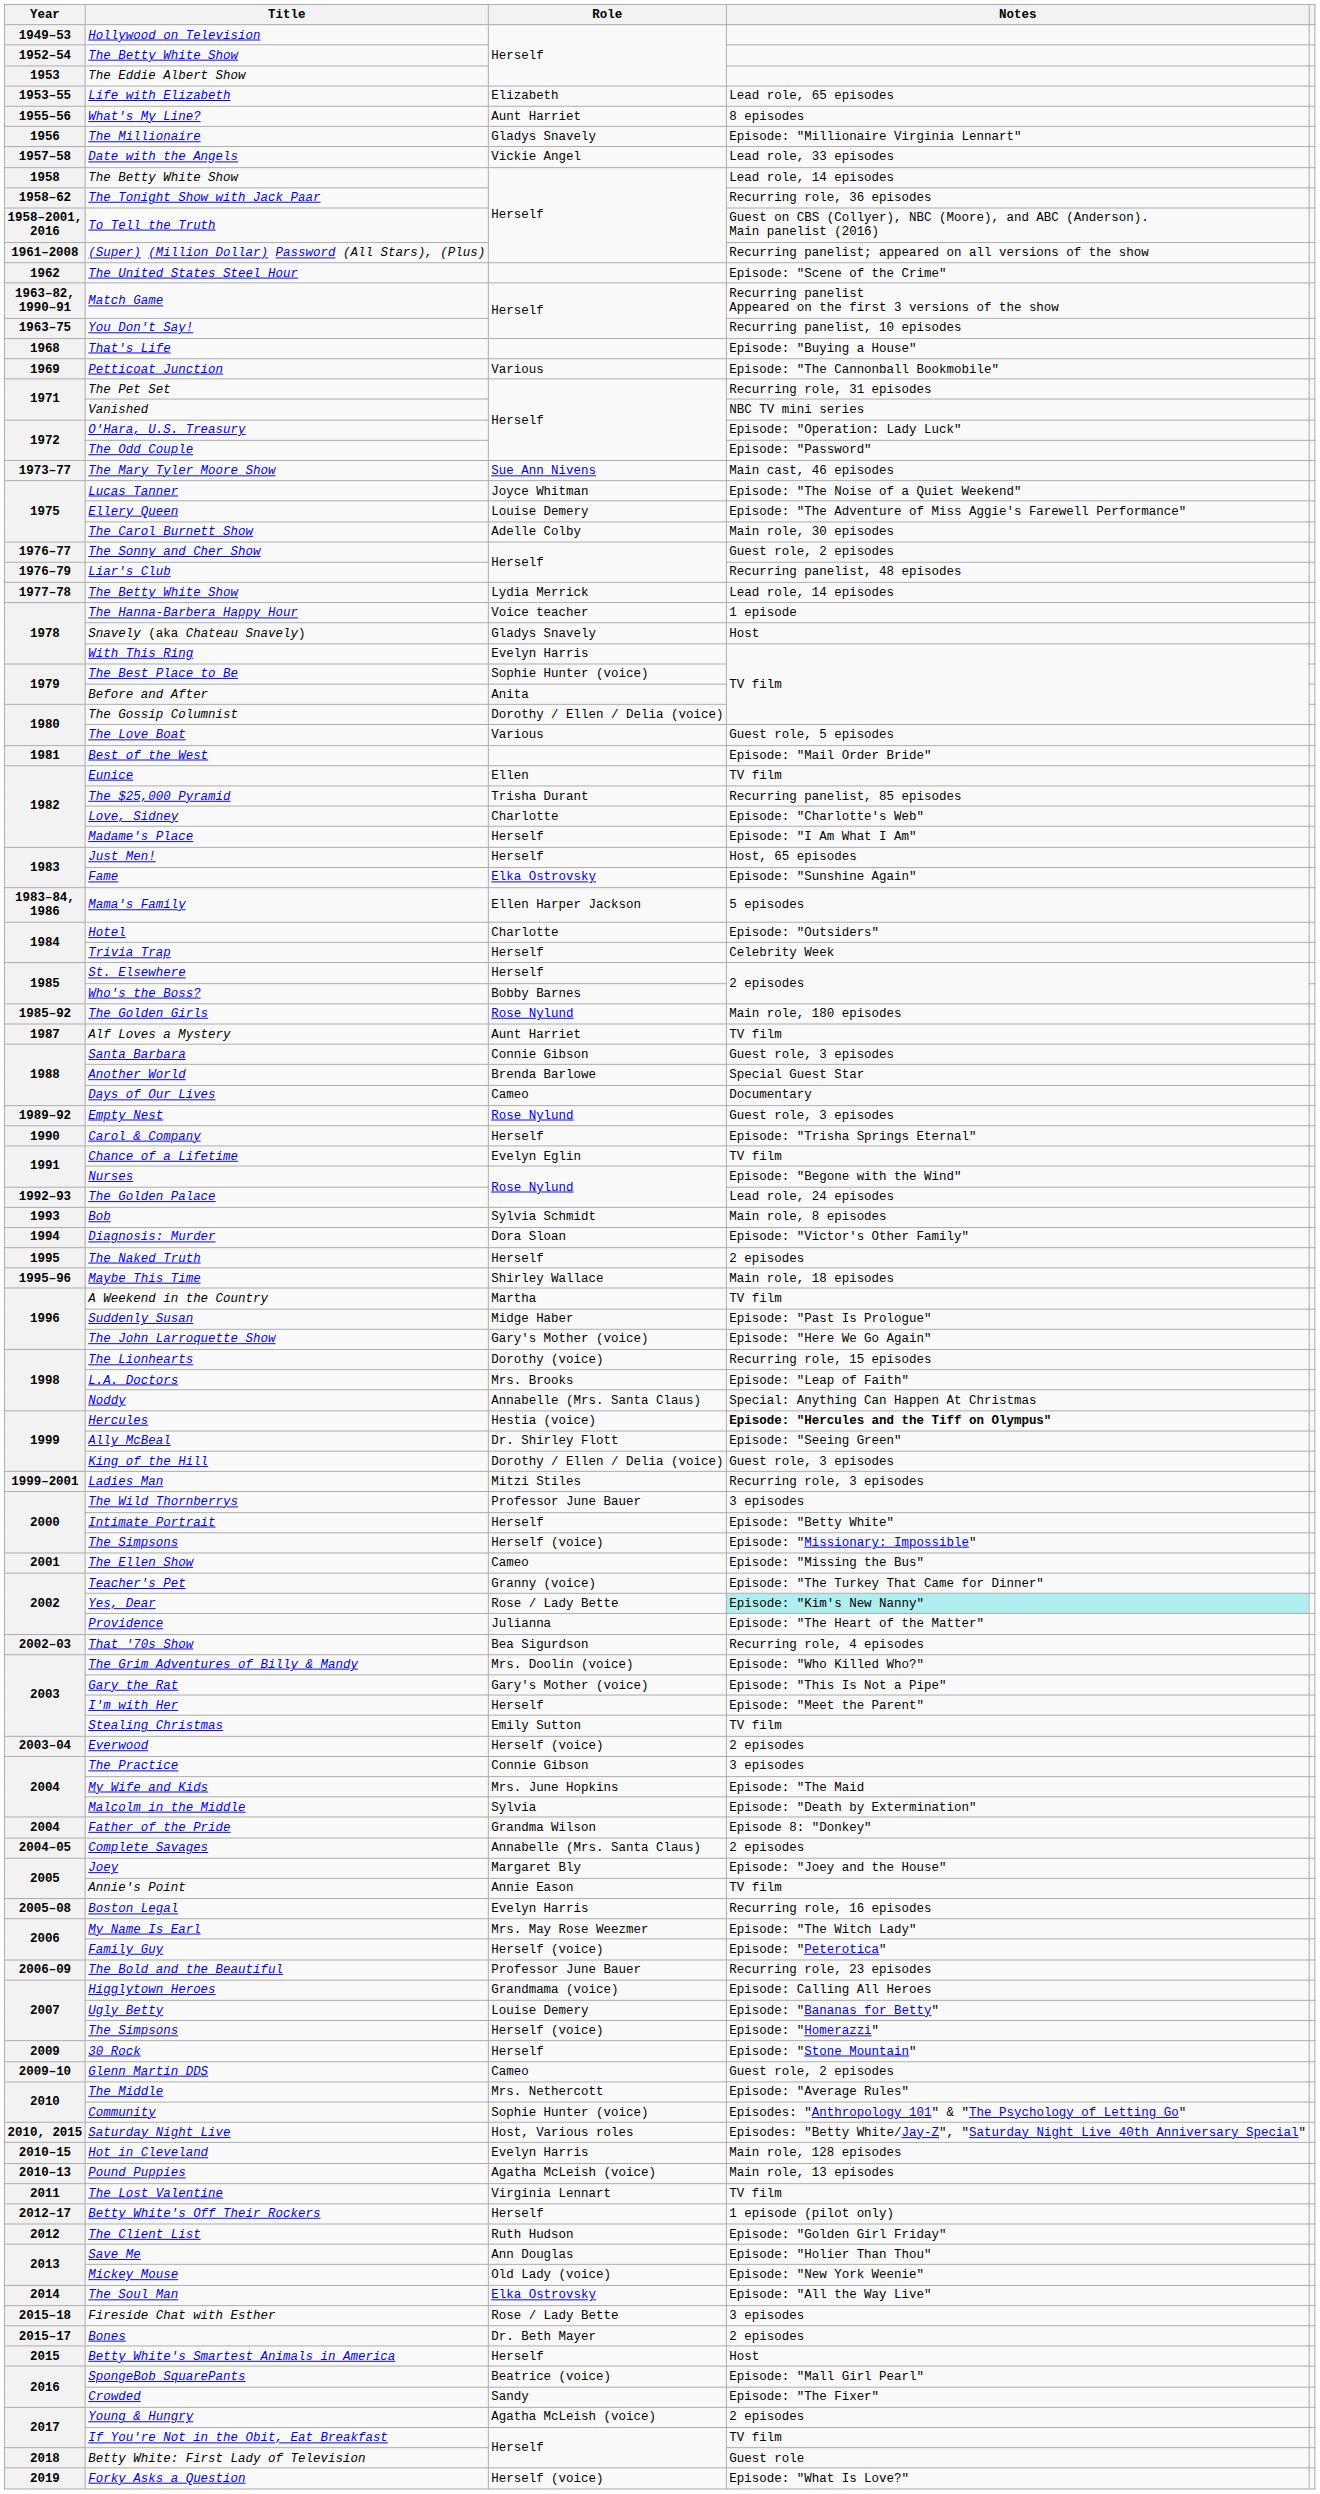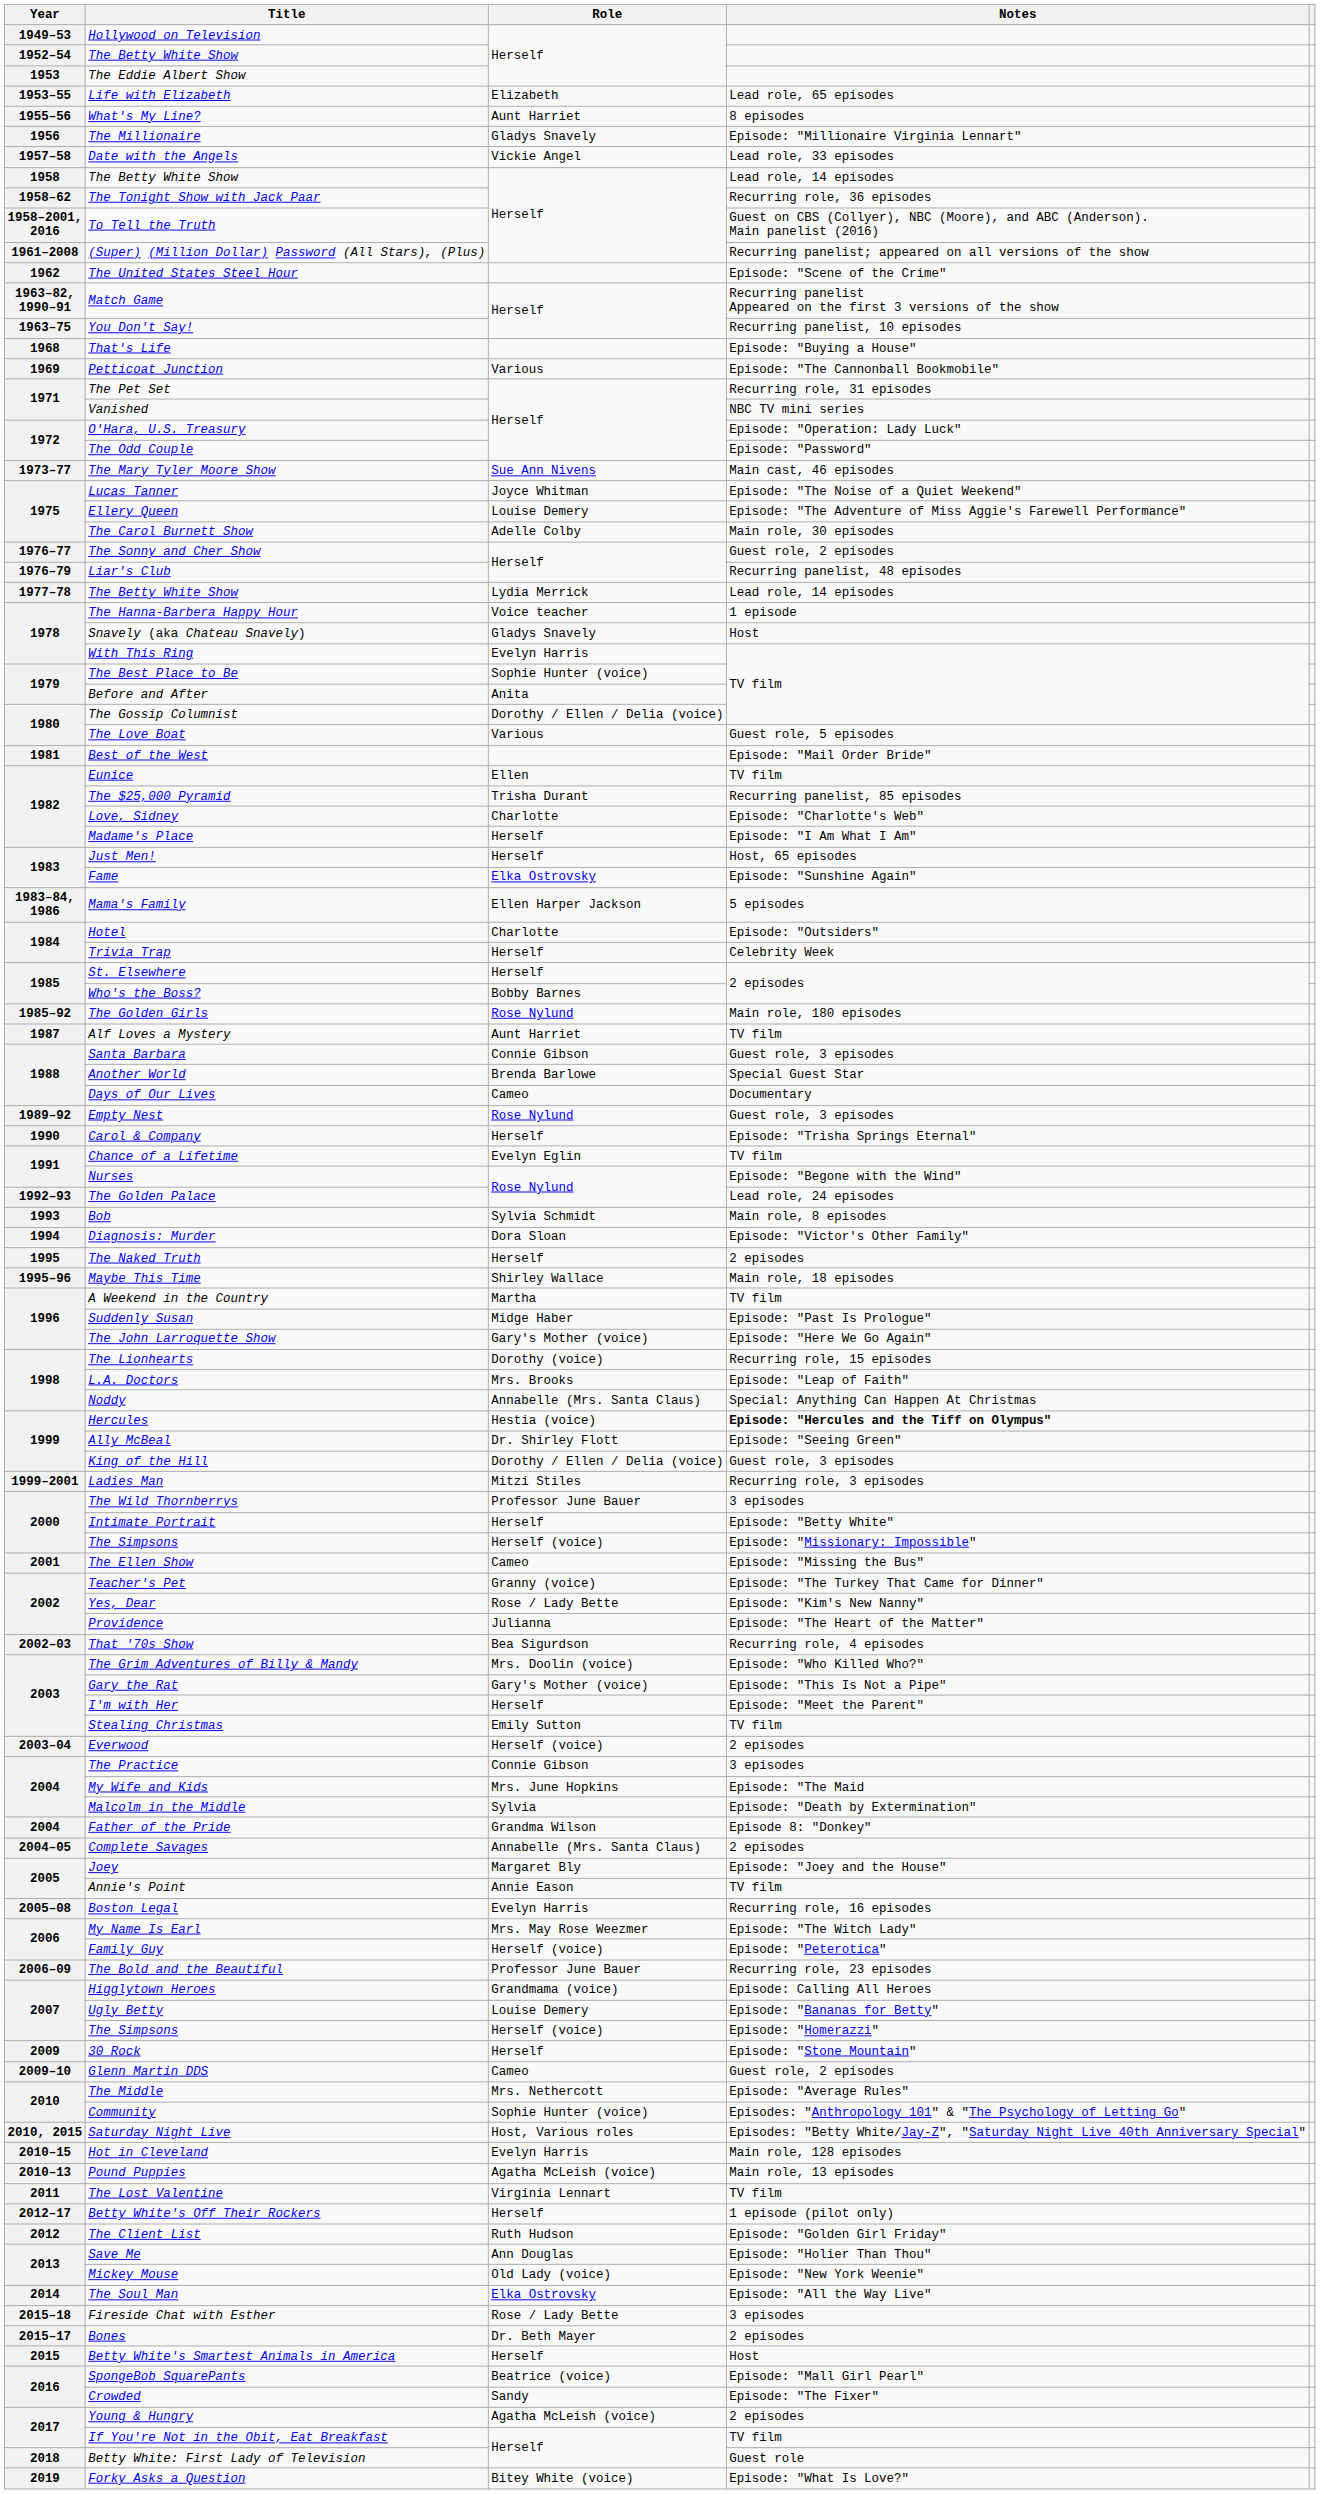(827, 1604) paleturquoise background -> (827, 1604) no background
(547, 2478) Herself (voice) -> (562, 2478) Bitey White (voice)
